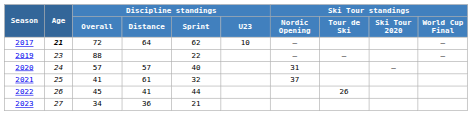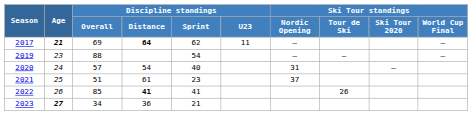(97, 44) 72 -> (97, 44) 69
(147, 44) normal -> (147, 44) bold
(245, 44) 10 -> (245, 44) 11
(196, 56) 22 -> (196, 56) 54
(147, 68) 57 -> (147, 68) 54
(97, 80) 41 -> (97, 80) 51
(196, 80) 32 -> (196, 80) 23
(97, 92) 45 -> (97, 92) 85
(147, 92) normal -> (147, 92) bold
(196, 92) 44 -> (196, 92) 41
(59, 104) normal -> (59, 104) bold
